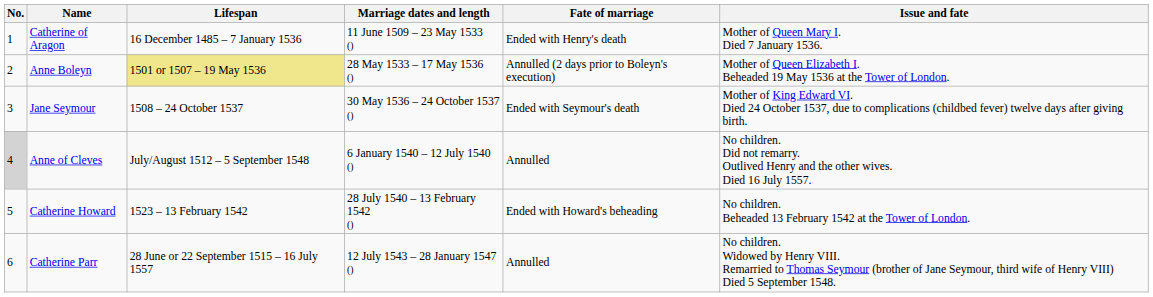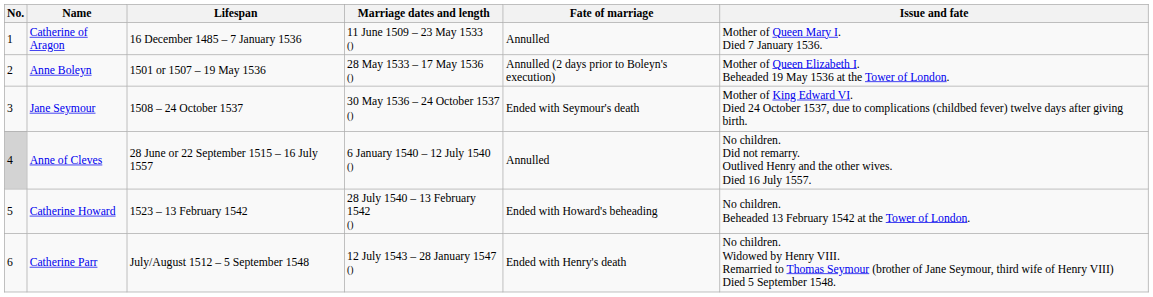(566, 38) Ended with Henry's death -> (528, 38) Annulled
(198, 70) khaki background -> (198, 70) no background
(219, 160) July/August 1512 – 5 September 1548 -> (224, 160) 28 June or 22 September 1515 – 16 July 1557
(224, 262) 28 June or 22 September 1515 – 16 July 1557 -> (219, 262) July/August 1512 – 5 September 1548
(528, 262) Annulled -> (566, 262) Ended with Henry's death
